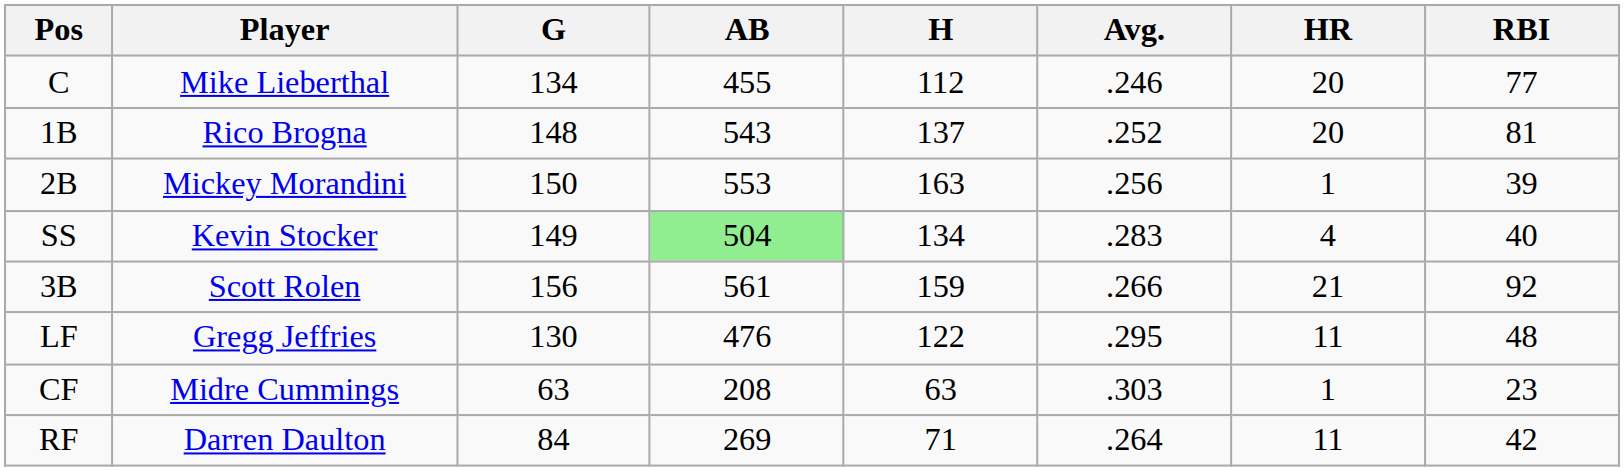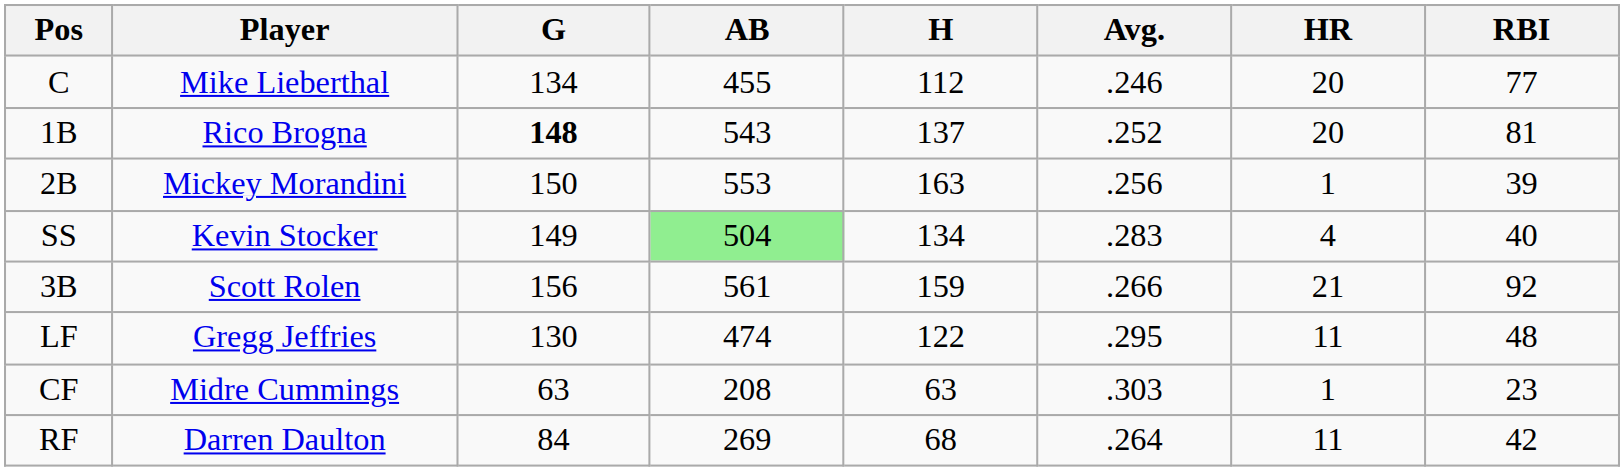(554, 132) normal -> (554, 132) bold
(747, 337) 476 -> (747, 337) 474
(941, 440) 71 -> (941, 440) 68
